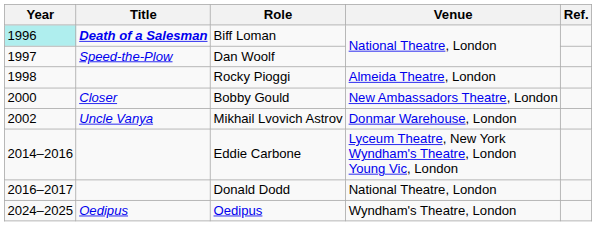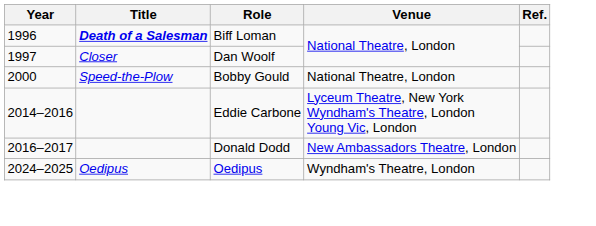(22, 35) paleturquoise background -> (22, 35) no background
(126, 56) Speed-the-Plow -> (98, 56) Closer
- row: (252, 77)
(98, 98) Closer -> (126, 77) Speed-the-Plow
(453, 98) New Ambassadors Theatre, London -> (381, 77) National Theatre, London
- row: (278, 118)
(423, 190) National Theatre, London -> (412, 148) New Ambassadors Theatre, London
